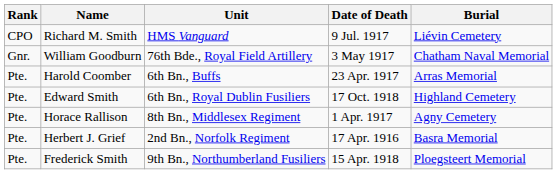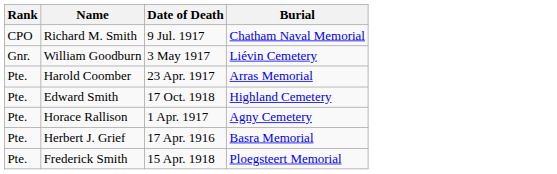- column: (236, 14)
(458, 35) Liévin Cemetery -> (297, 35) Chatham Naval Memorial
(481, 55) Chatham Naval Memorial -> (273, 55) Liévin Cemetery
